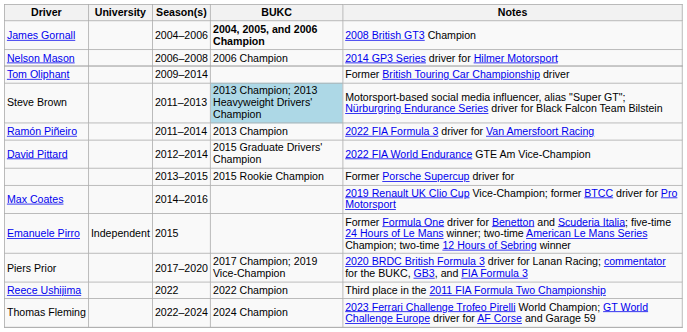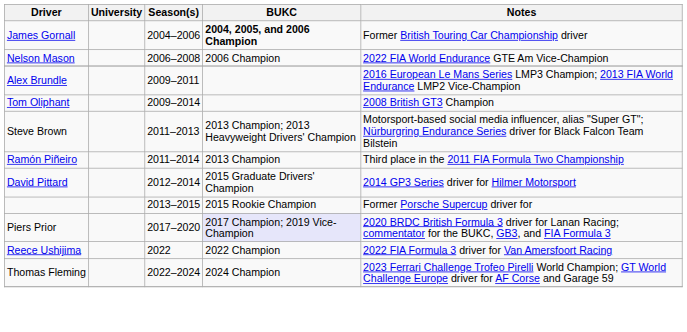(411, 35) 2008 British GT3 Champion -> (475, 35) Former British Touring Car Championship driver
(452, 57) 2014 GP3 Series driver for Hilmer Motorsport -> (486, 57) 2022 FIA World Endurance GTE Am Vice-Champion
+ row: (37, 80)
(457, 74) Former British Touring Car Championship driver -> (429, 103) 2008 British GT3 Champion
(265, 103) lightblue background -> (281, 131) no background
(470, 131) 2022 FIA Formula 3 driver for Van Amersfoort Racing -> (493, 159) Third place in the 2011 FIA Formula Two Championship
(468, 154) 2022 FIA World Endurance GTE Am Vice-Champion -> (469, 182) 2014 GP3 Series driver for Hilmer Motorsport
- row: (35, 199)
- row: (43, 233)
(265, 267) no background -> (271, 227) lavender background
(476, 290) Third place in the 2011 FIA Formula Two Championship -> (488, 250) 2022 FIA Formula 3 driver for Van Amersfoort Racing
